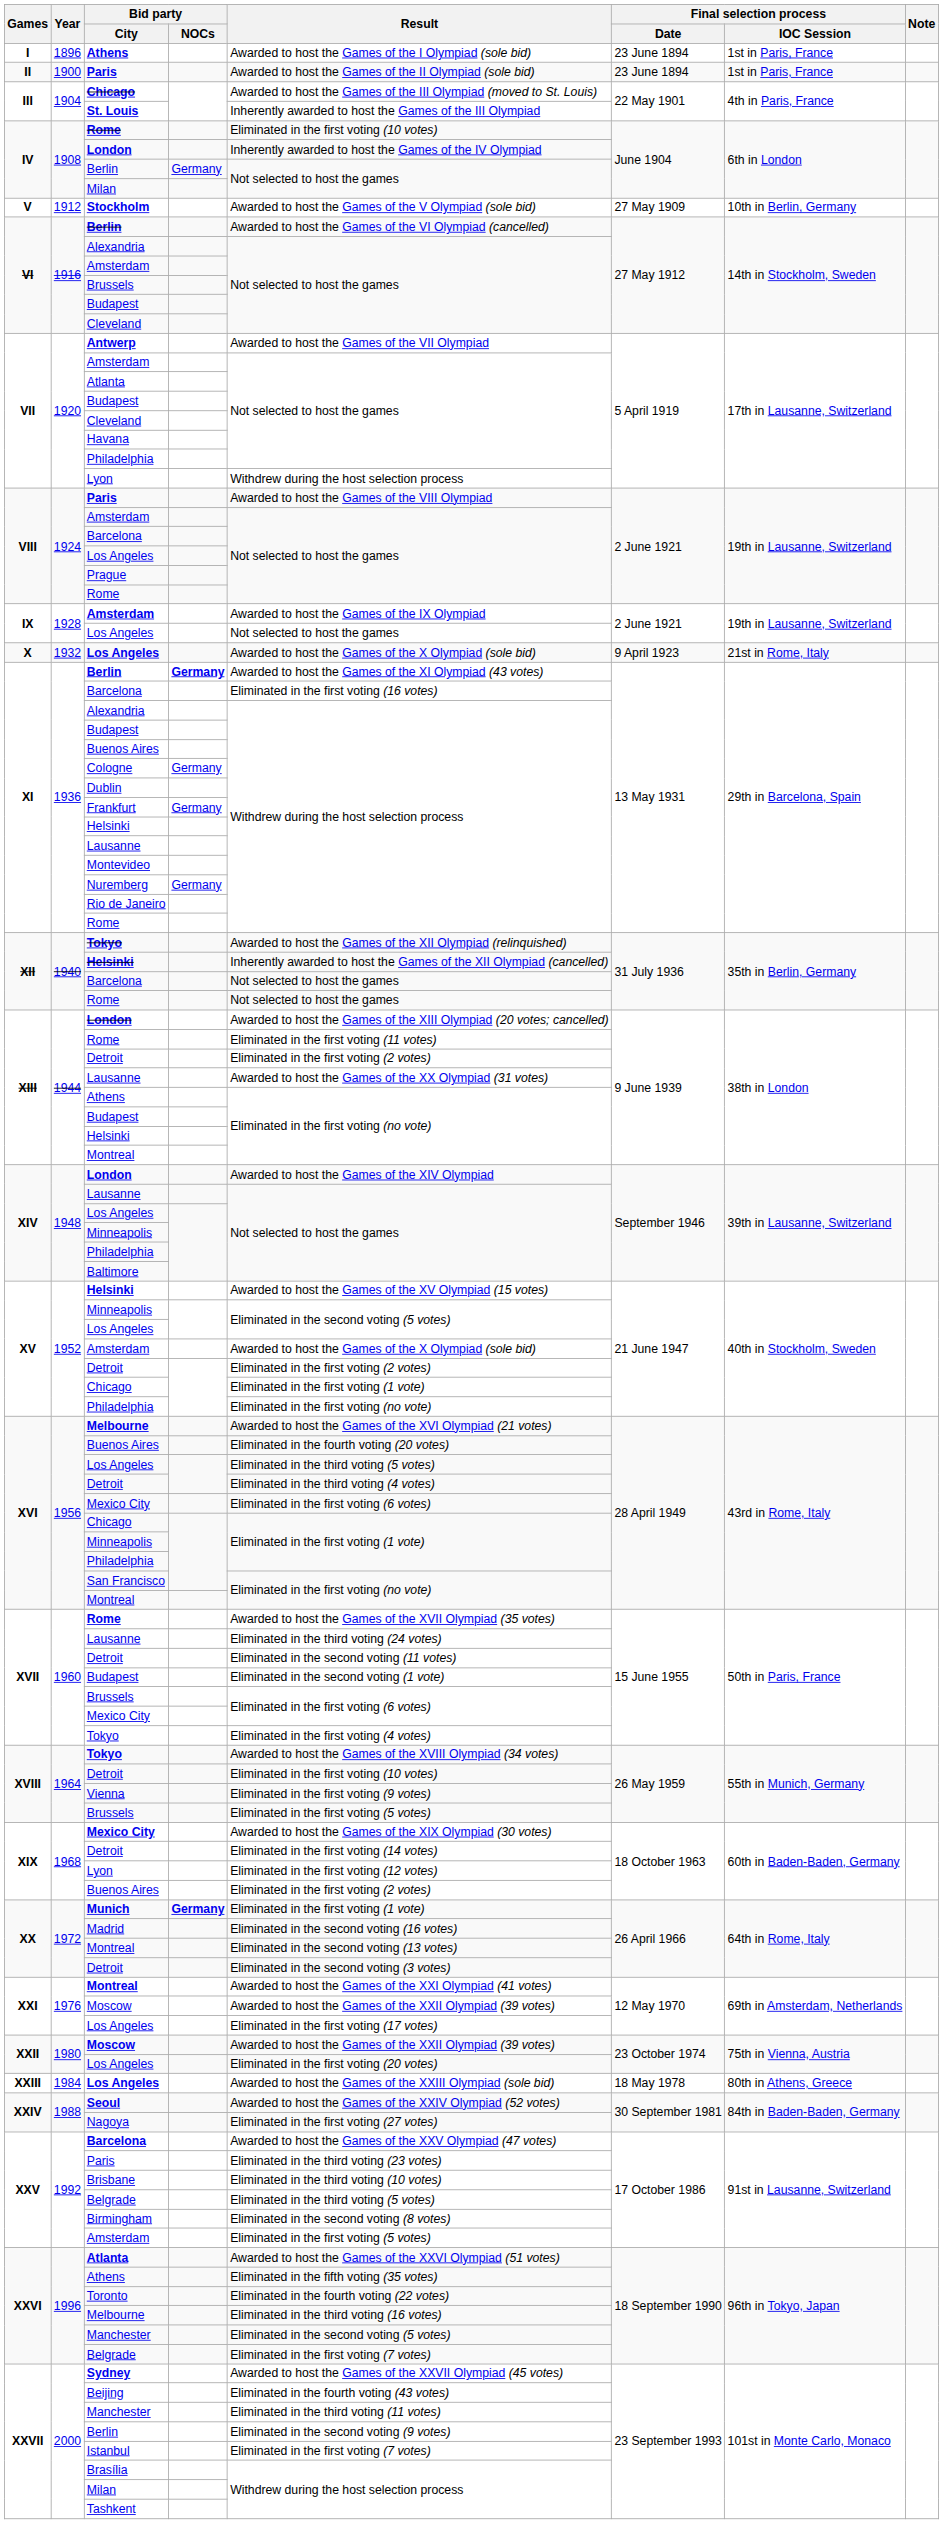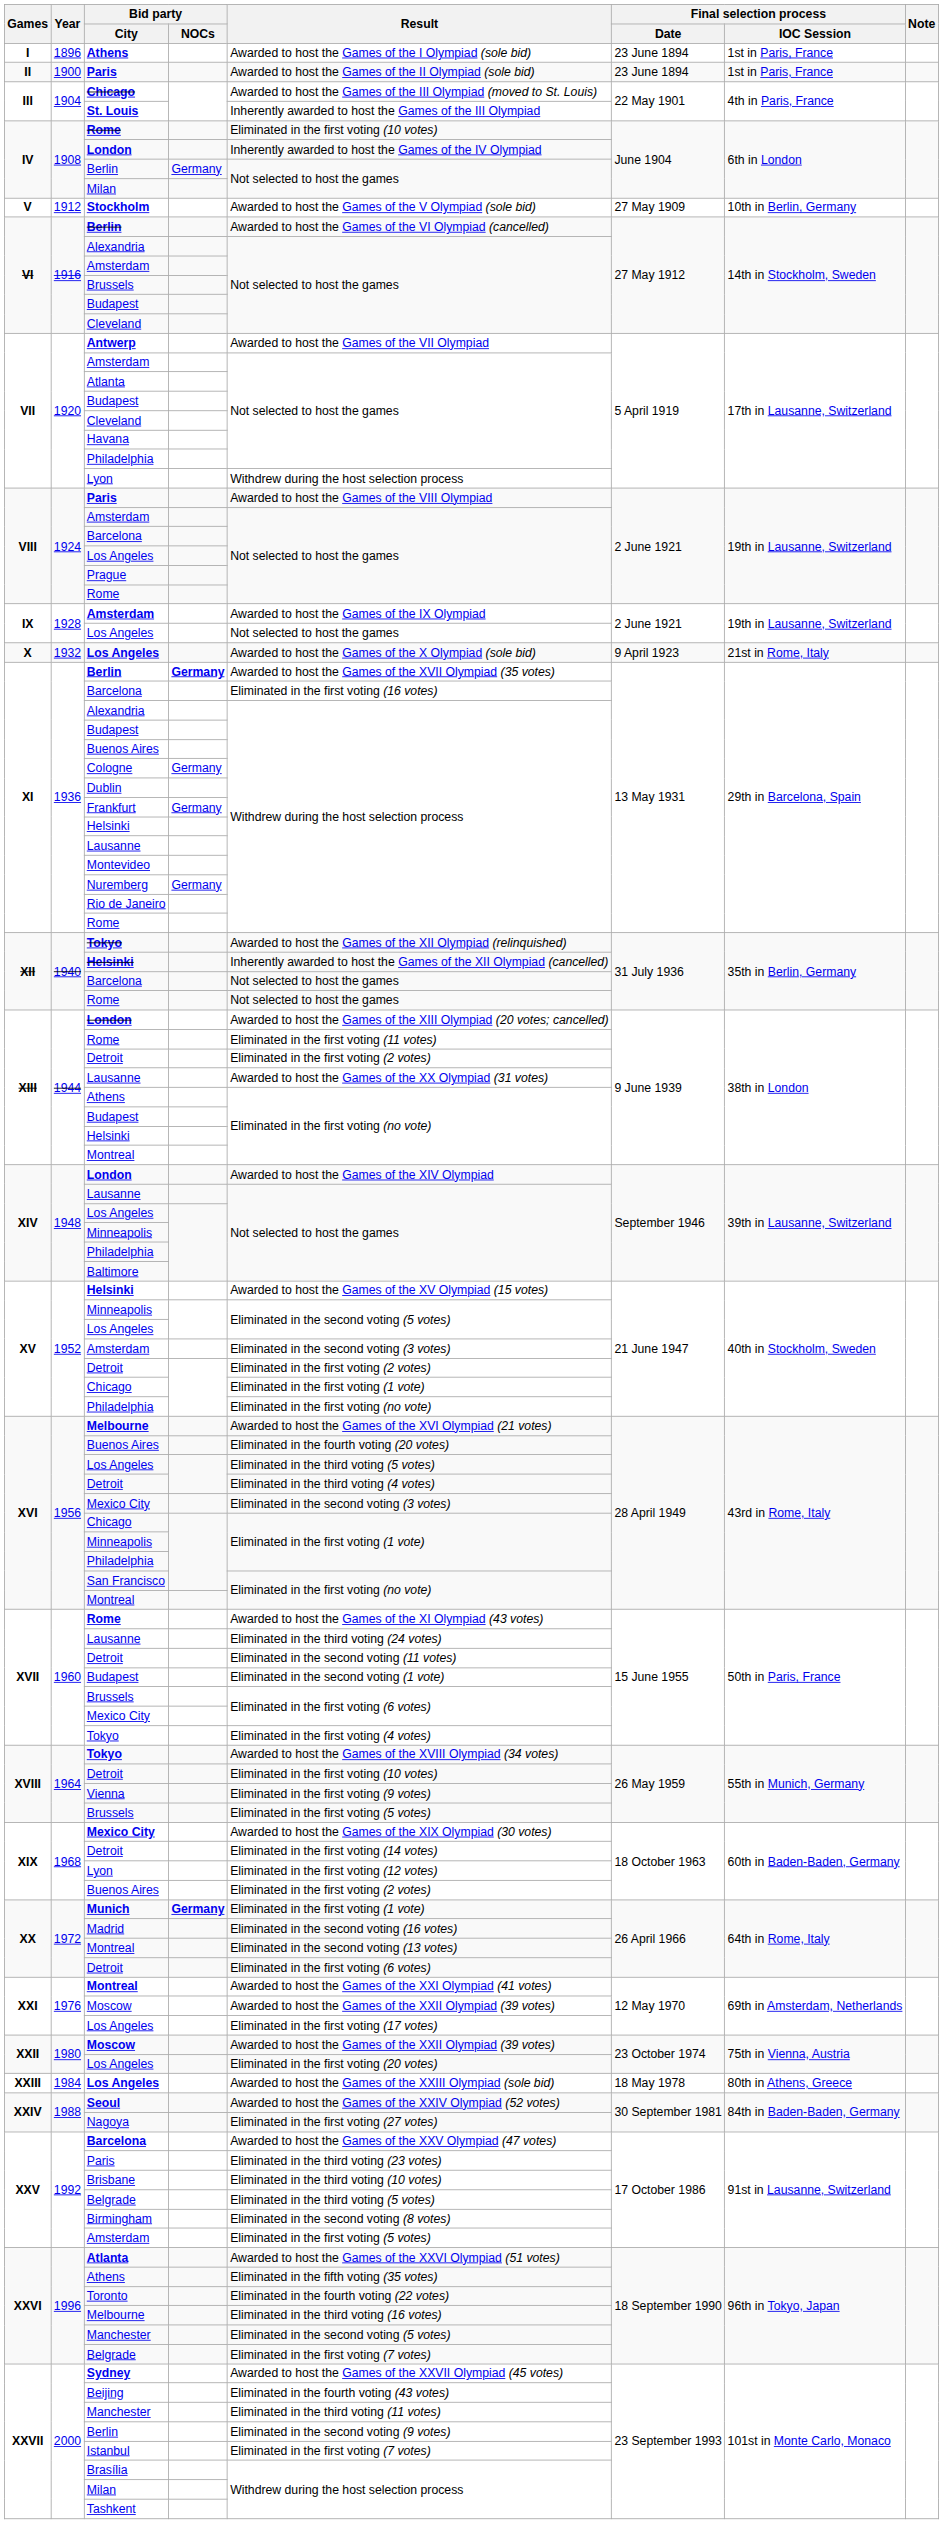(387, 672) Awarded to host the Games of the XI Olympiad (43 votes) -> (393, 672) Awarded to host the Games of the XVII Olympiad (35 votes)
(383, 1349) Awarded to host the Games of the X Olympiad (sole bid) -> (340, 1349) Eliminated in the second voting (3 votes)
(330, 1503) Eliminated in the first voting (6 votes) -> (340, 1503) Eliminated in the second voting (3 votes)
(393, 1619) Awarded to host the Games of the XVII Olympiad (35 votes) -> (387, 1619) Awarded to host the Games of the XI Olympiad (43 votes)
(340, 1968) Eliminated in the second voting (3 votes) -> (330, 1968) Eliminated in the first voting (6 votes)
